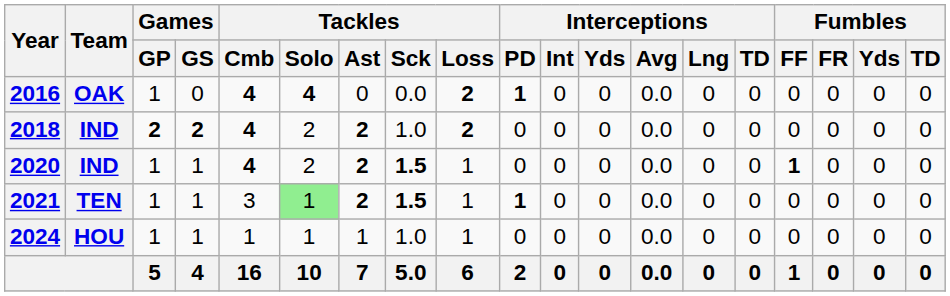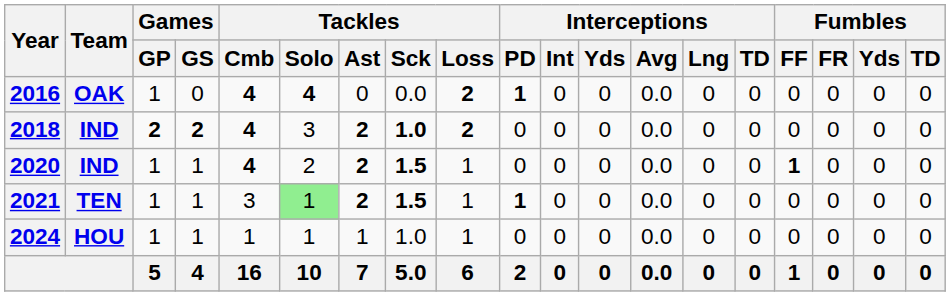(309, 129) 2 -> (309, 129) 3
(411, 129) normal -> (411, 129) bold
